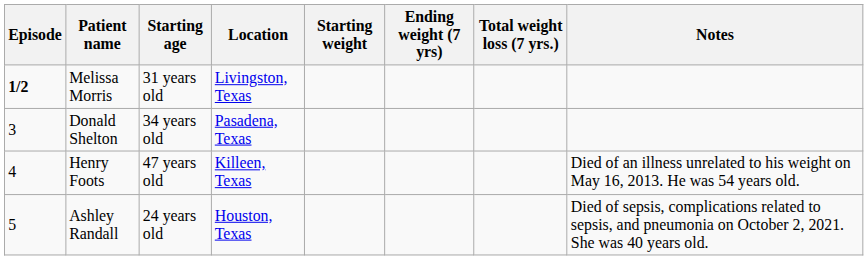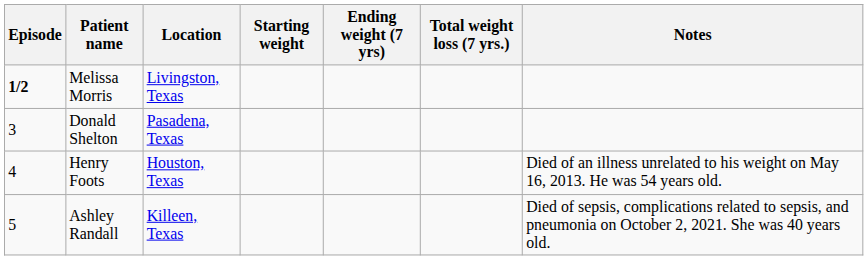- column: (175, 34)
(240, 172) Killeen, Texas -> (175, 172) Houston, Texas
(244, 224) Houston, Texas -> (172, 224) Killeen, Texas
